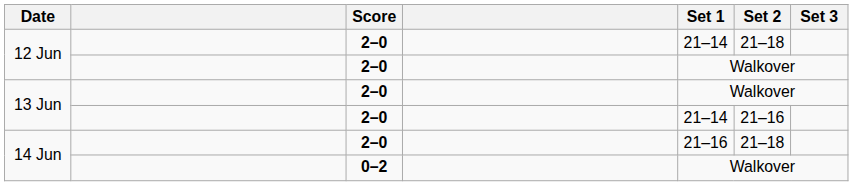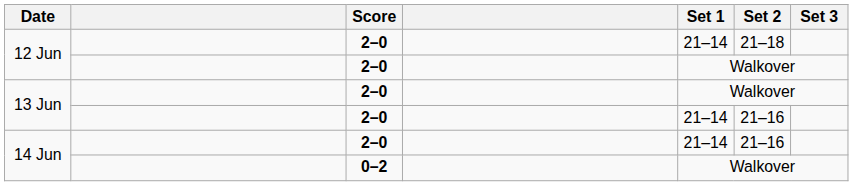(706, 142) 21–16 -> (706, 142) 21–14
(762, 142) 21–18 -> (762, 142) 21–16
